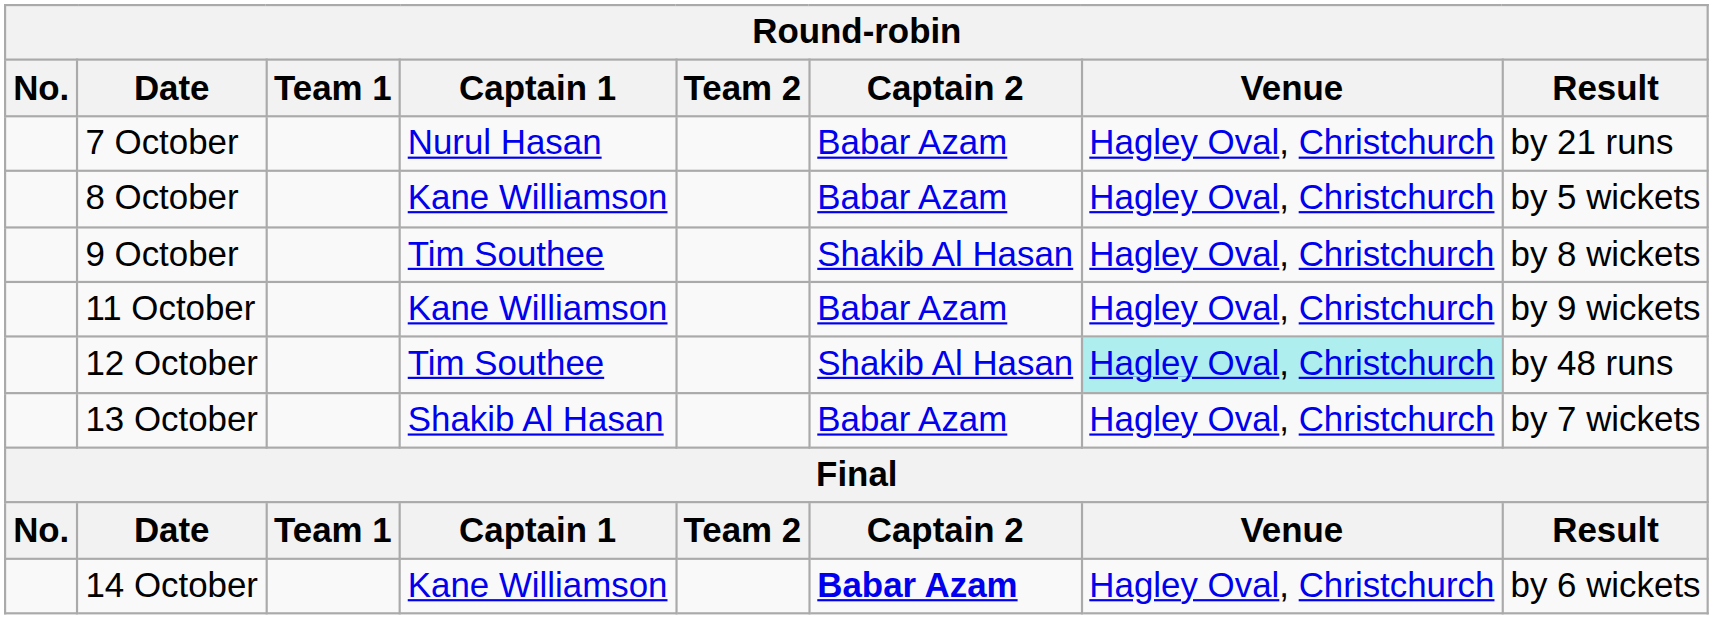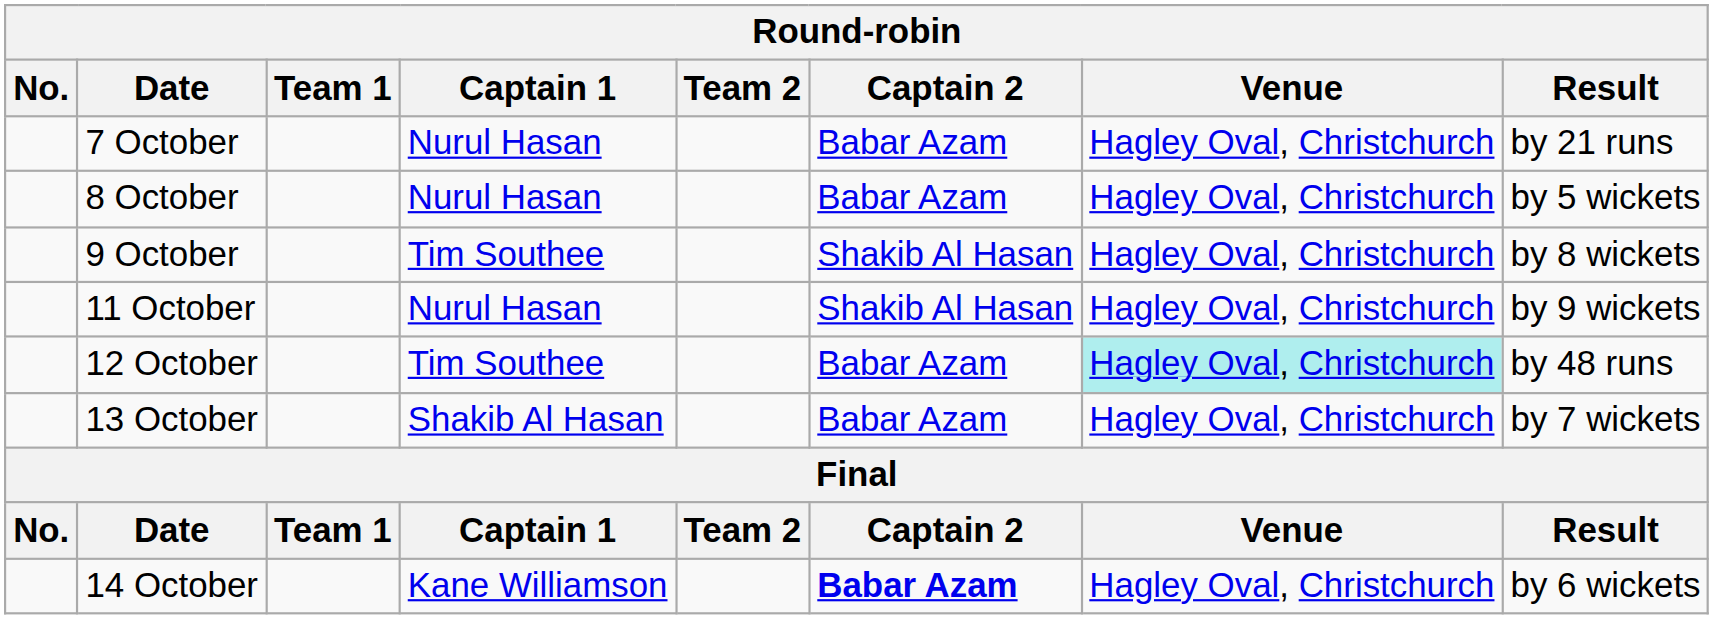(538, 198) Kane Williamson -> (505, 198) Nurul Hasan
(538, 308) Kane Williamson -> (505, 308) Nurul Hasan
(912, 308) Babar Azam -> (945, 308) Shakib Al Hasan
(945, 364) Shakib Al Hasan -> (912, 364) Babar Azam
